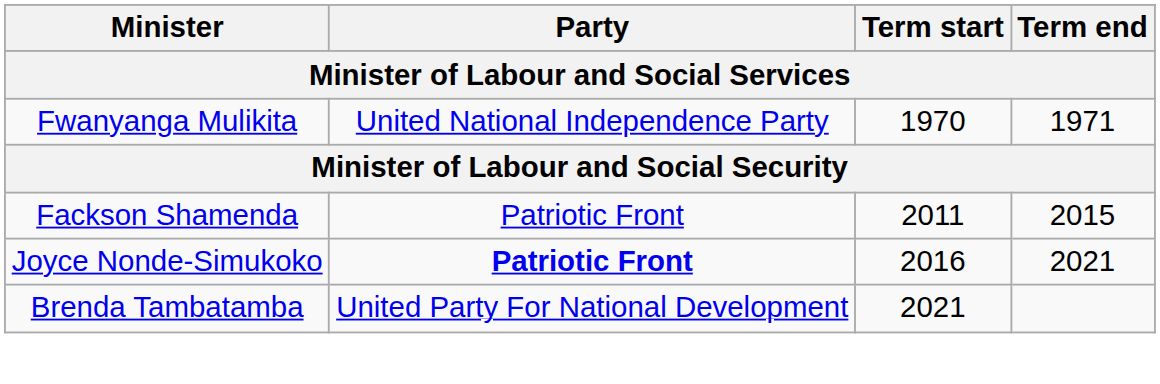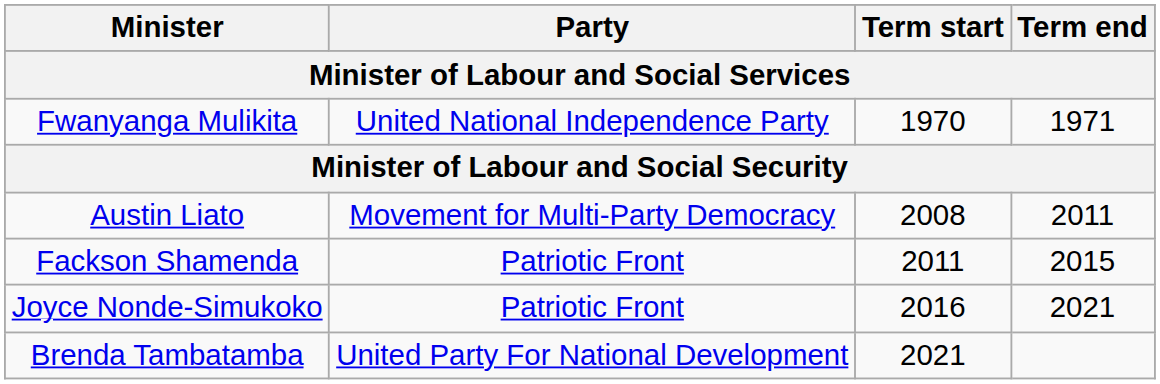+ row: (167, 214)
(592, 261) bold -> (592, 307) normal
